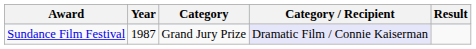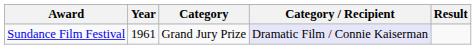(143, 34) 1987 -> (143, 34) 1961
